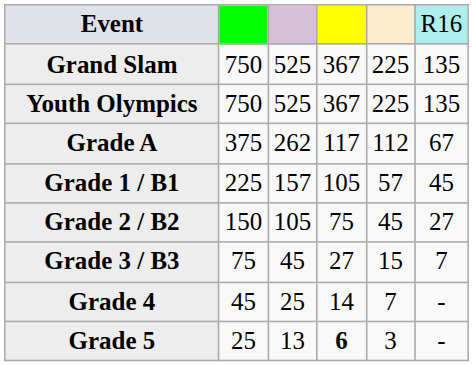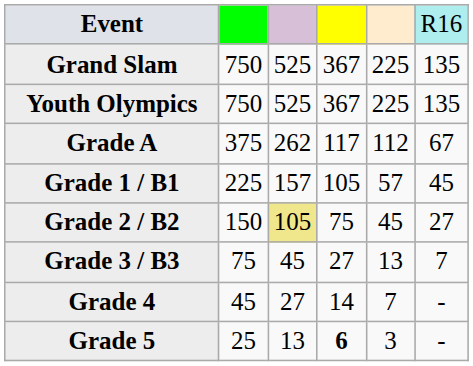(293, 222) no background -> (293, 222) khaki background
(390, 261) 15 -> (390, 261) 13
(293, 301) 25 -> (293, 301) 27
